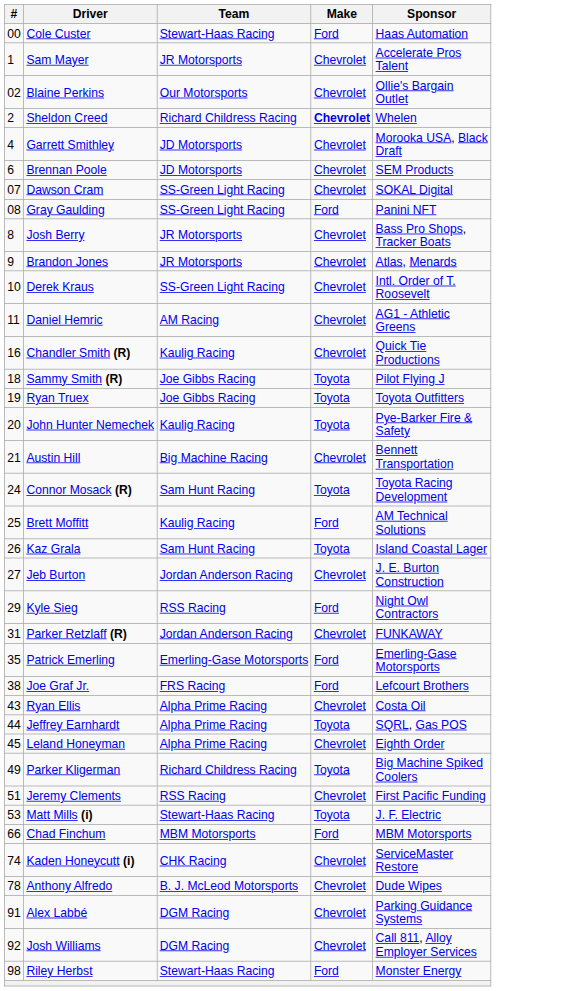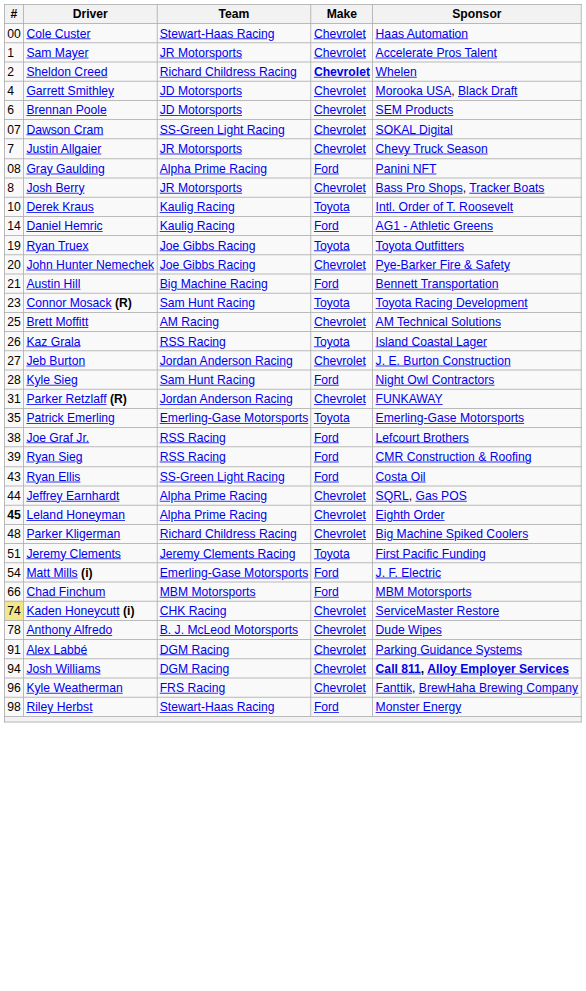(326, 33) Ford -> (340, 33) Chevrolet
- row: (65, 92)
+ row: (64, 149)
(222, 209) SS-Green Light Racing -> (213, 168) Alpha Prime Racing
- row: (67, 261)
(222, 287) SS-Green Light Racing -> (197, 207) Kaulig Racing
(340, 287) Chevrolet -> (332, 207) Toyota
(14, 320) 11 -> (14, 226) 14
(189, 320) AM Racing -> (197, 226) Kaulig Racing
(340, 320) Chevrolet -> (326, 226) Ford
- row: (78, 353)
- row: (74, 379)
(197, 424) Kaulig Racing -> (208, 264) Joe Gibbs Racing
(332, 424) Toyota -> (340, 264) Chevrolet
(340, 457) Chevrolet -> (326, 284) Ford
(14, 490) 24 -> (14, 303) 23
(197, 523) Kaulig Racing -> (189, 322) AM Racing
(326, 523) Ford -> (340, 322) Chevrolet
(207, 549) Sam Hunt Racing -> (193, 341) RSS Racing
(14, 608) 29 -> (14, 380) 28
(193, 608) RSS Racing -> (207, 380) Sam Hunt Racing
(326, 660) Ford -> (332, 418) Toyota
(192, 686) FRS Racing -> (193, 438) RSS Racing
+ row: (54, 457)
(213, 705) Alpha Prime Racing -> (222, 476) SS-Green Light Racing
(340, 705) Chevrolet -> (326, 476) Ford
(332, 724) Toyota -> (340, 495) Chevrolet
(14, 744) normal -> (14, 515) bold
(14, 770) 49 -> (14, 534) 48
(332, 770) Toyota -> (340, 534) Chevrolet
(193, 796) RSS Racing -> (228, 553) Jeremy Clements Racing
(340, 796) Chevrolet -> (332, 553) Toyota
(14, 815) 53 -> (14, 572) 54
(217, 815) Stewart-Haas Racing -> (234, 572) Emerling-Gase Motorsports
(332, 815) Toyota -> (326, 572) Ford
(14, 860) no background -> (14, 611) khaki background
(14, 945) 92 -> (14, 669) 94
(426, 945) normal -> (472, 669) bold
+ row: (75, 688)
